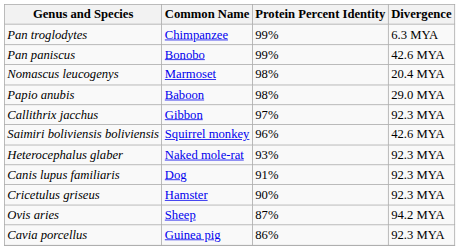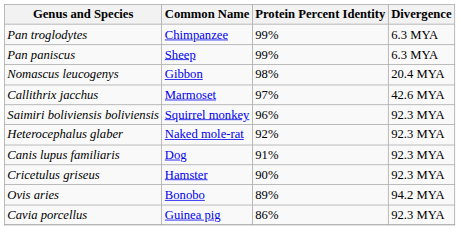(185, 54) Bonobo -> (180, 54) Sheep
(418, 54) 42.6 MYA -> (415, 54) 6.3 MYA
(190, 74) Marmoset -> (184, 74) Gibbon
- row: (41, 94)
(184, 114) Gibbon -> (190, 94) Marmoset
(418, 114) 92.3 MYA -> (418, 94) 42.6 MYA
(418, 134) 42.6 MYA -> (418, 114) 92.3 MYA
(267, 154) 93% -> (267, 134) 92%
(180, 214) Sheep -> (185, 194) Bonobo
(267, 214) 87% -> (267, 194) 89%
